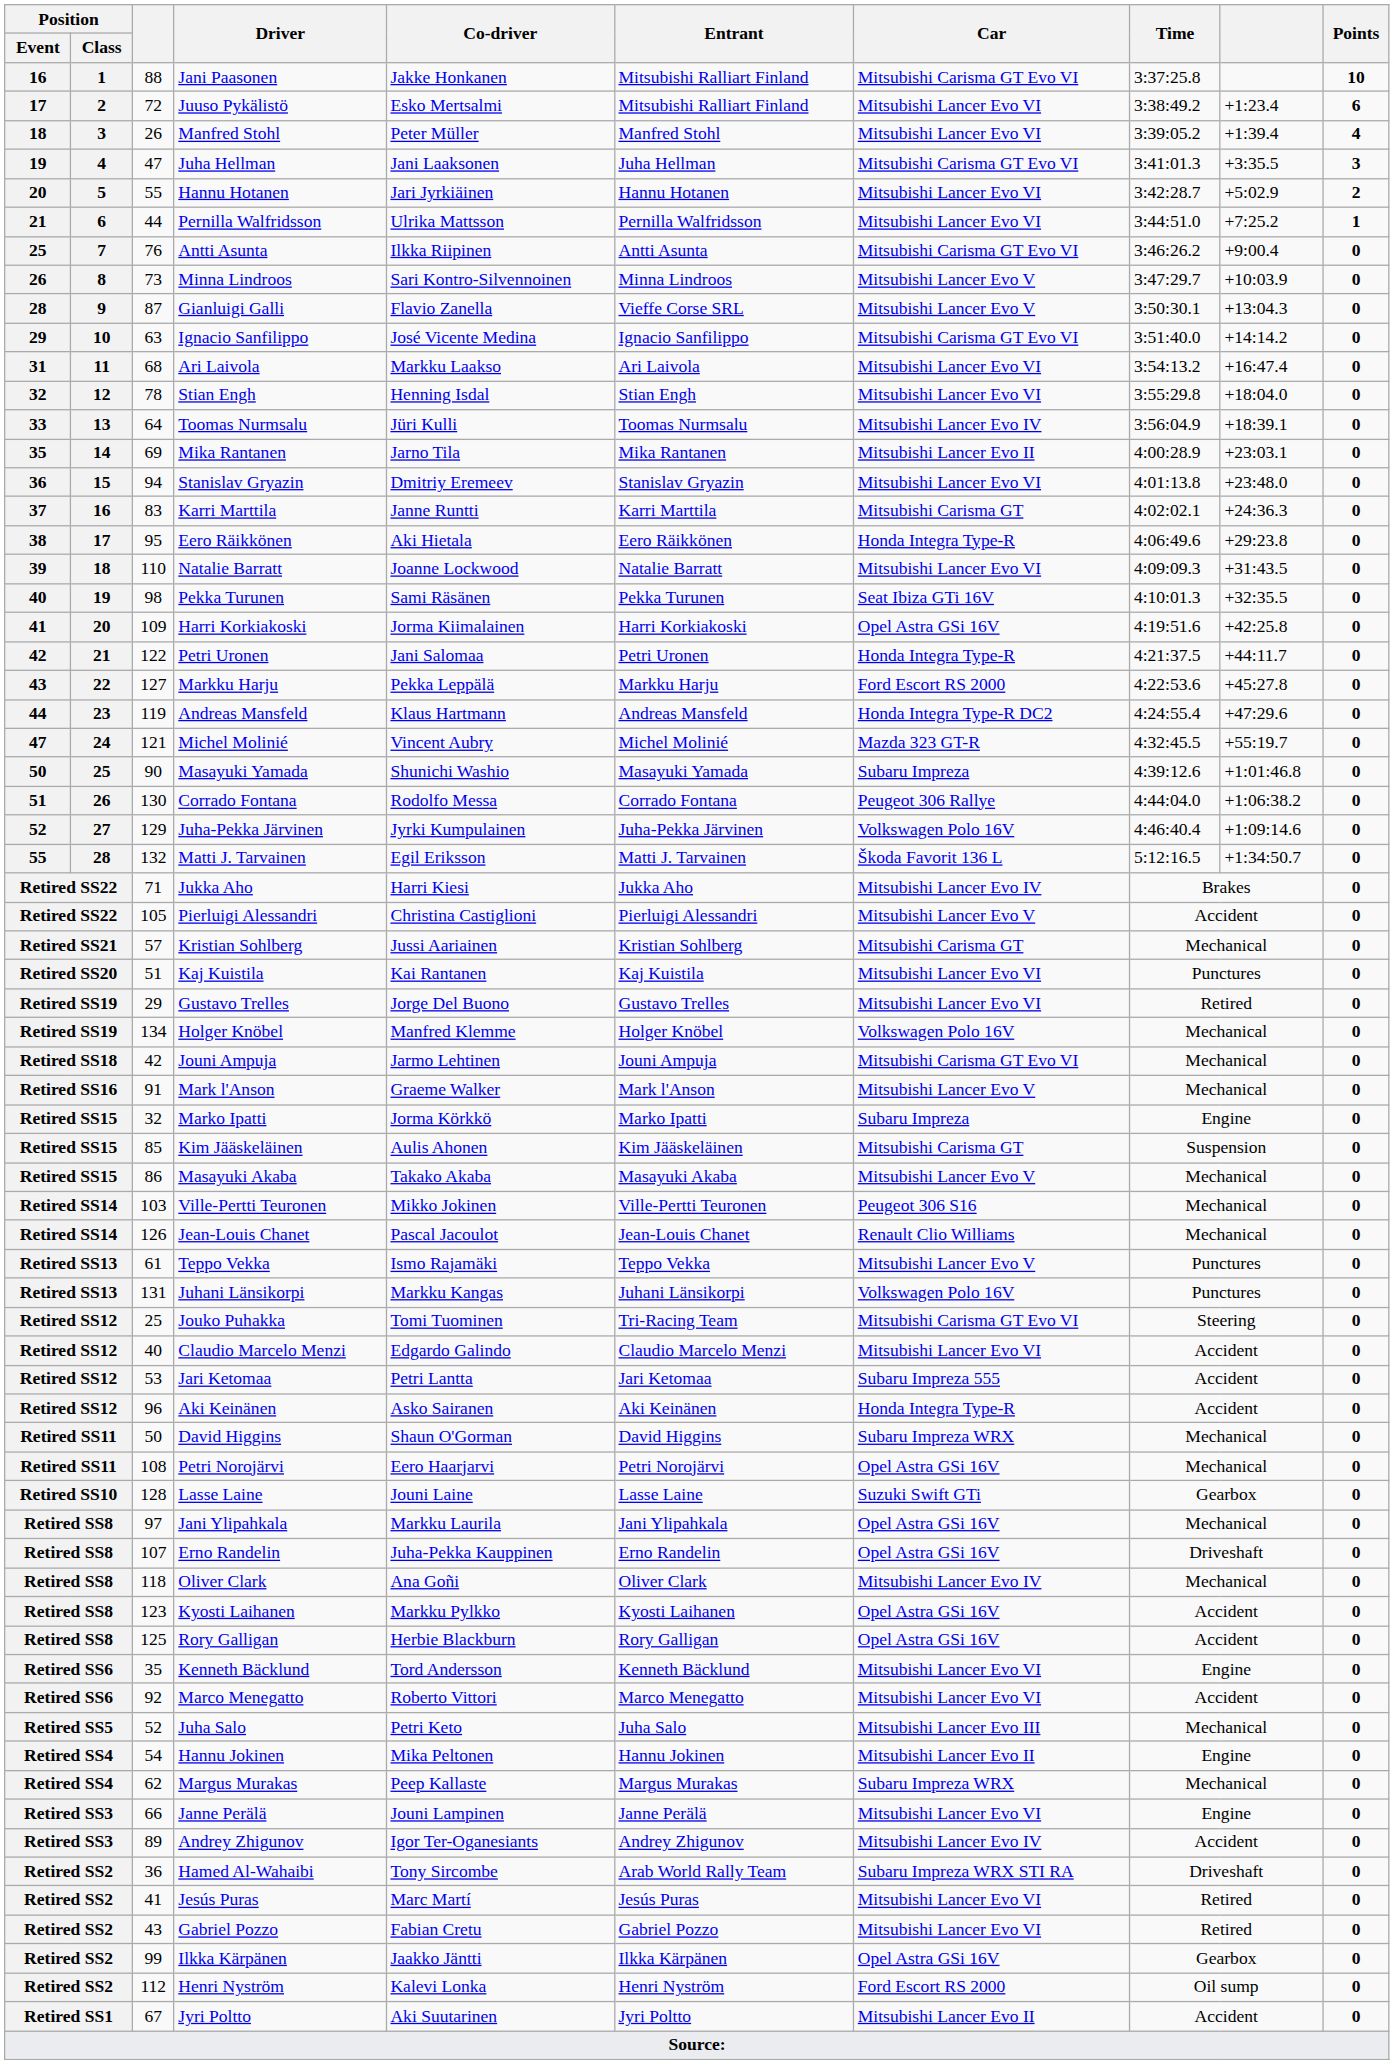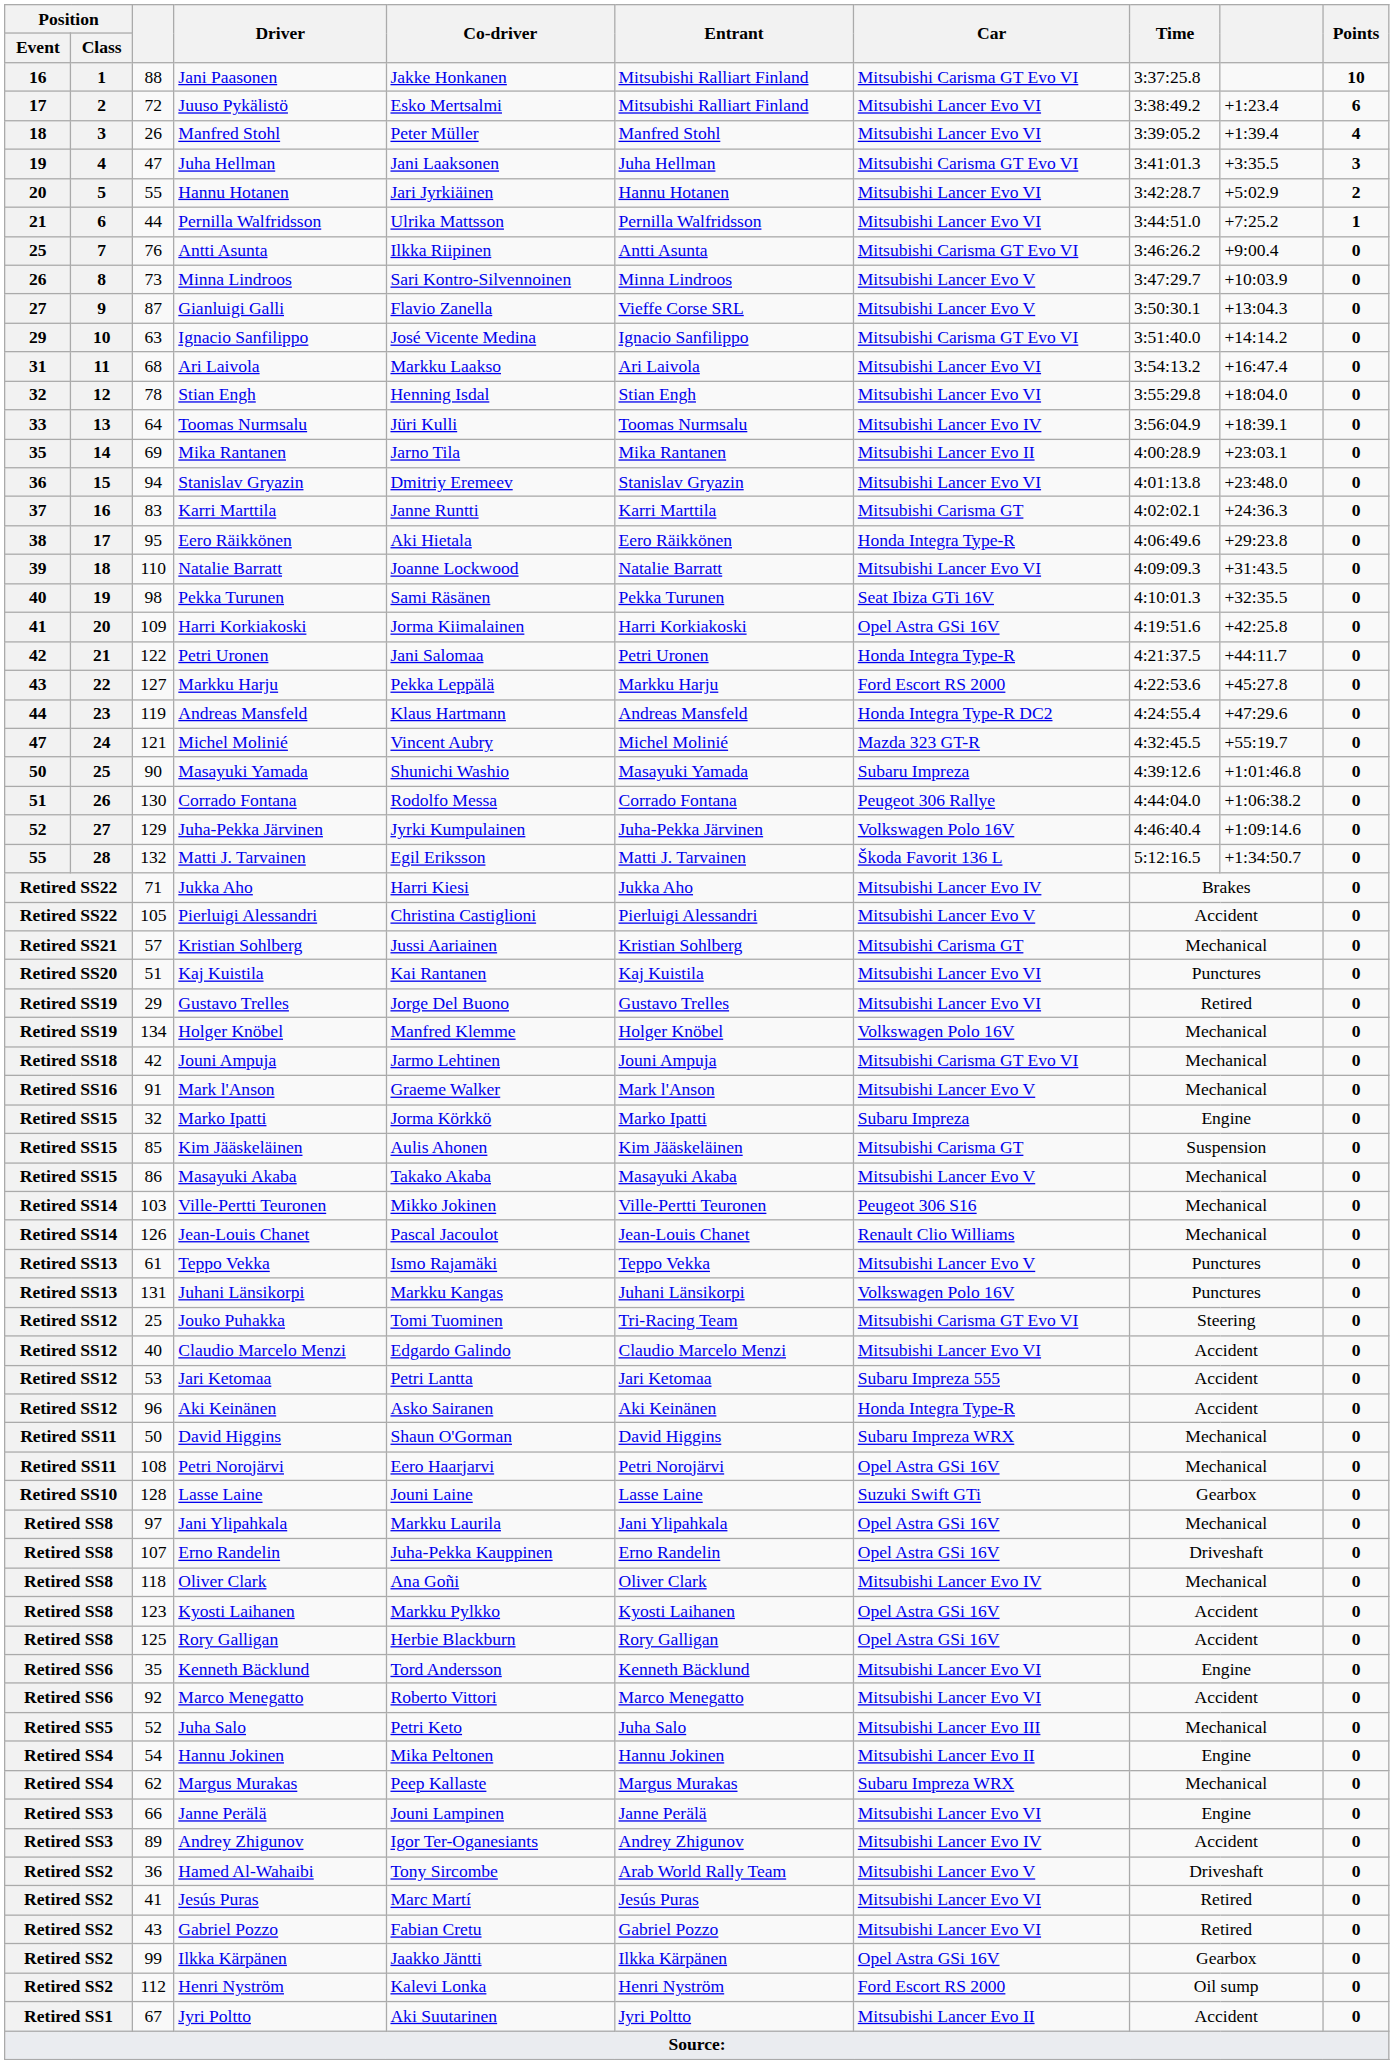(38, 308) 28 -> (38, 308) 27
(966, 1871) Subaru Impreza WRX STI RA -> (947, 1871) Mitsubishi Lancer Evo V
